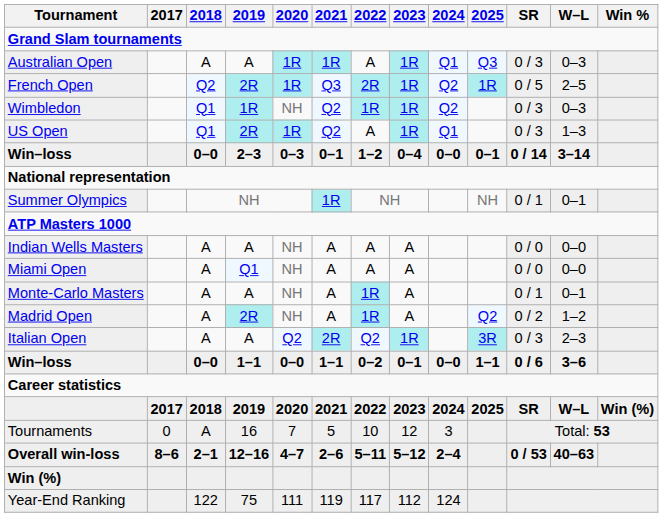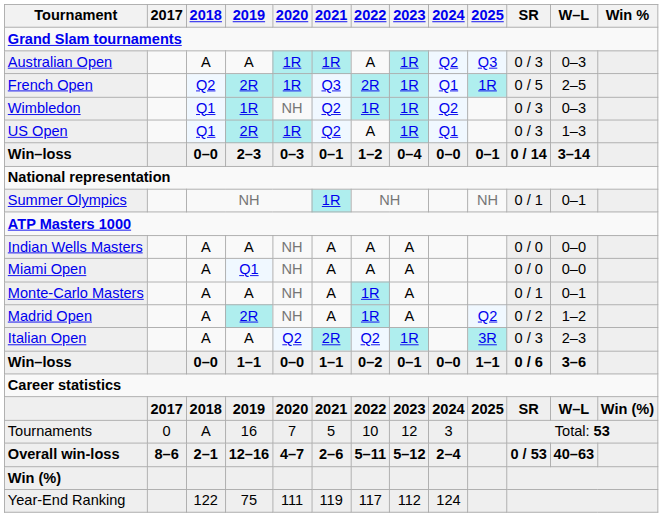(448, 62) Q1 -> (448, 62) Q2
(448, 85) Q2 -> (448, 85) Q1
